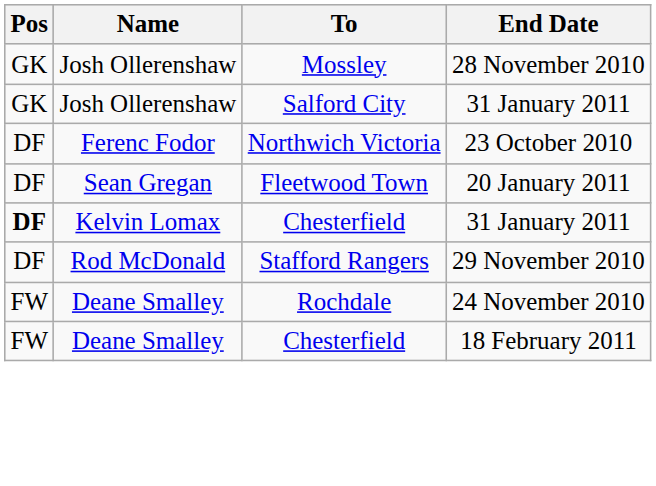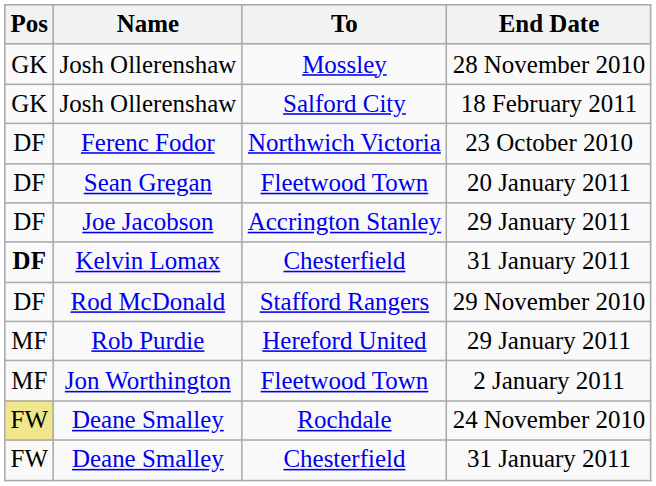(548, 103) 31 January 2011 -> (549, 103) 18 February 2011
+ row: (148, 222)
+ row: (148, 340)
+ row: (148, 380)
(29, 301) no background -> (29, 420) khaki background
(548, 340) 18 February 2011 -> (549, 459) 31 January 2011
